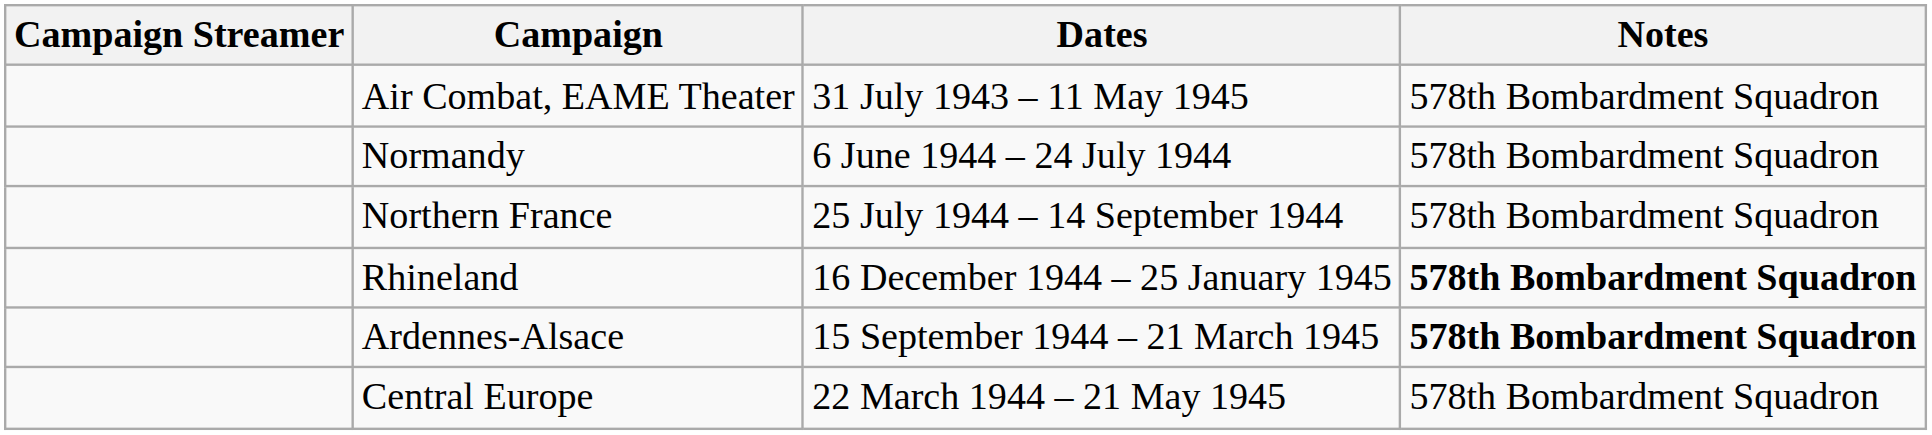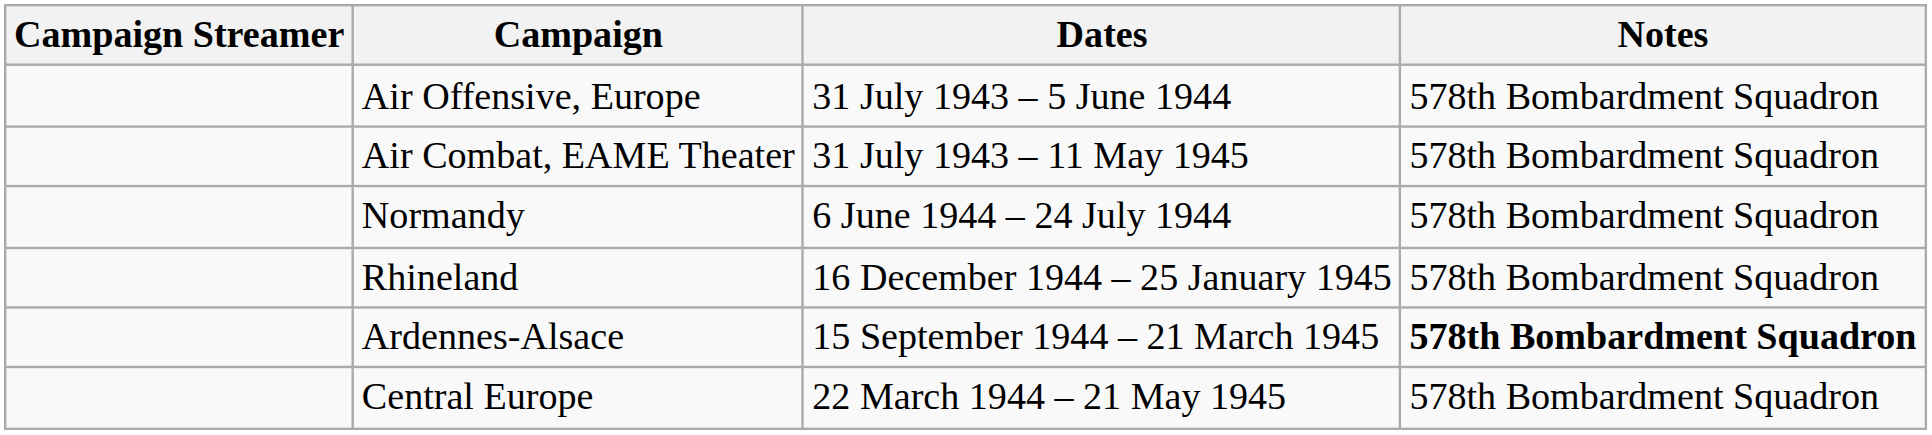+ row: (531, 95)
- row: (487, 215)
(1663, 276) bold -> (1644, 276) normal
